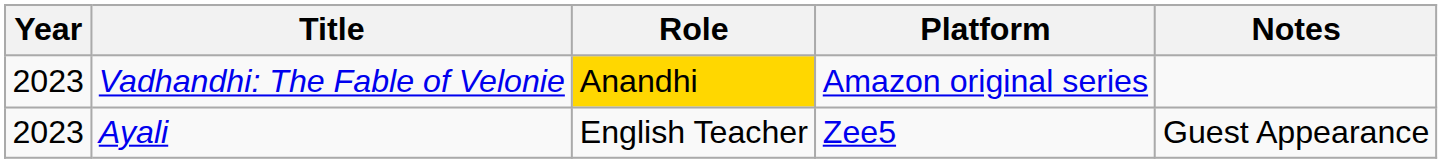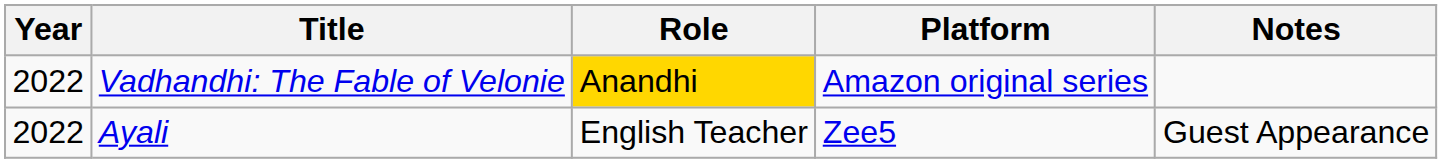(48, 81) 2023 -> (48, 81) 2022
(48, 132) 2023 -> (48, 132) 2022
